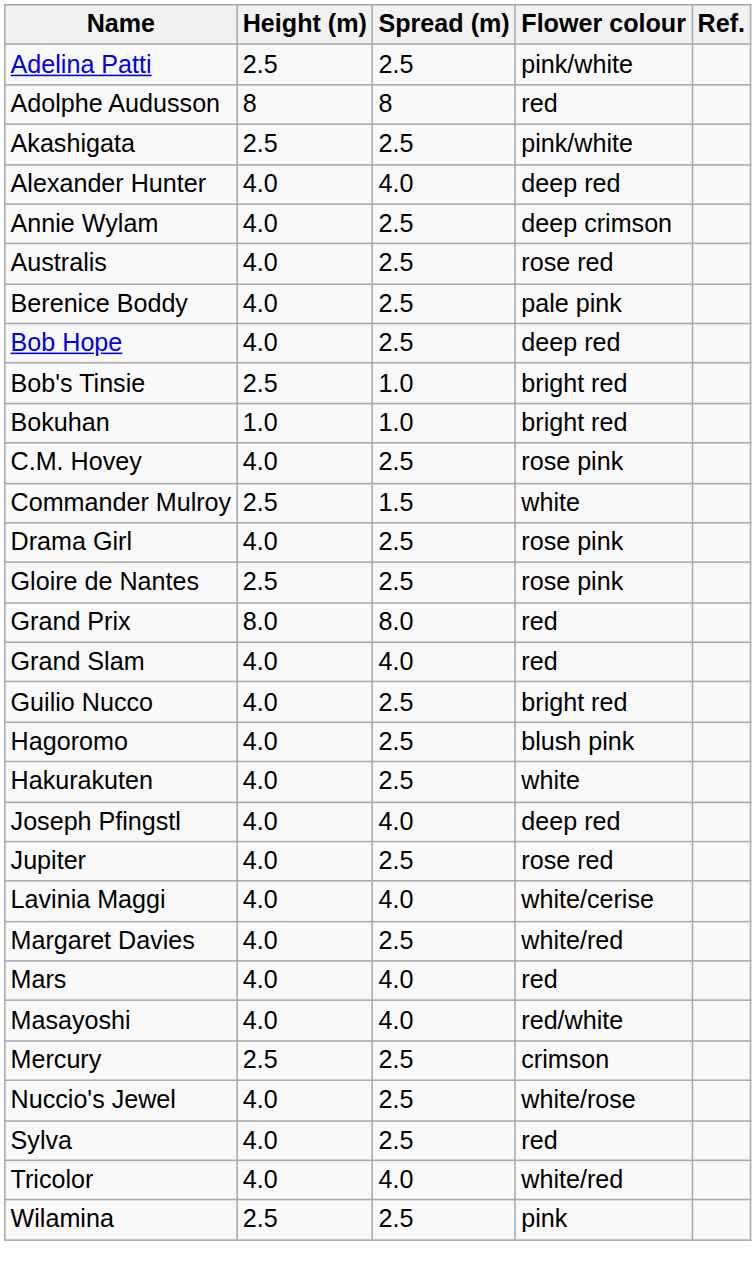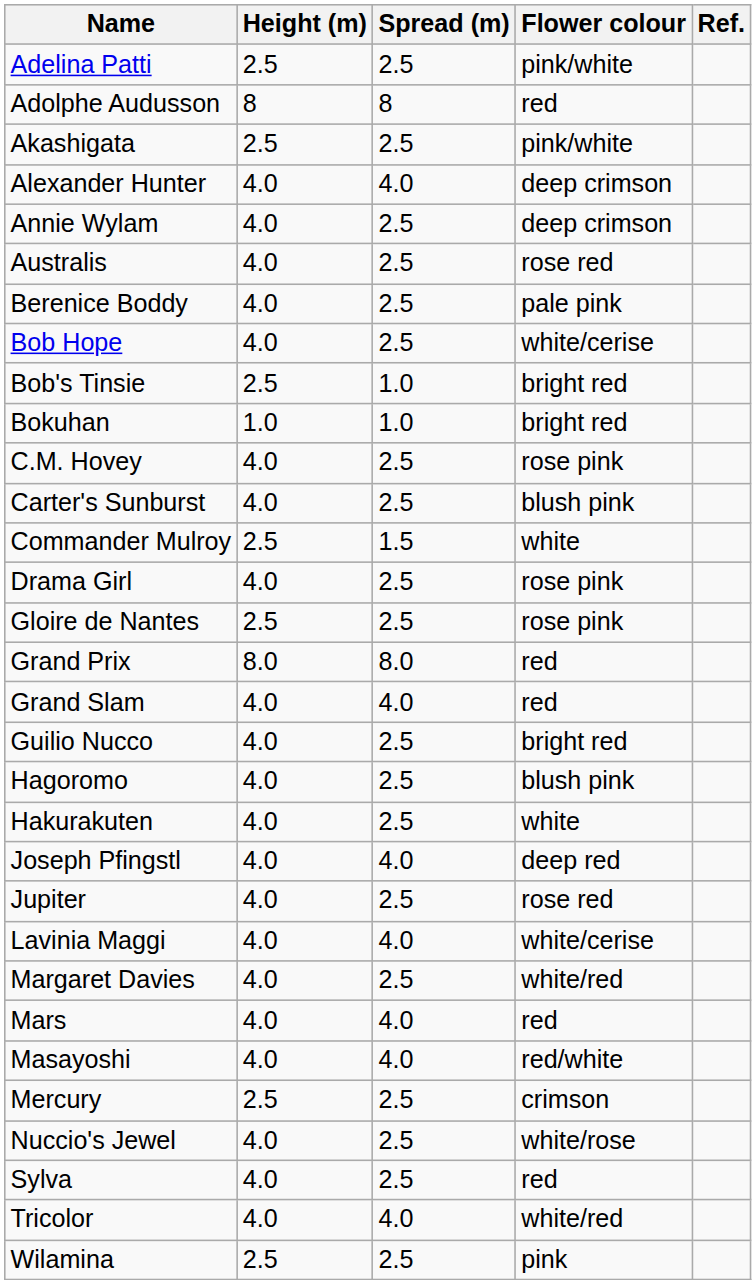(571, 183) deep red -> (597, 183) deep crimson
(571, 343) deep red -> (588, 343) white/cerise
+ row: (108, 502)
